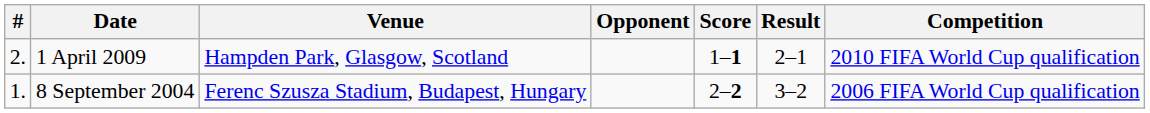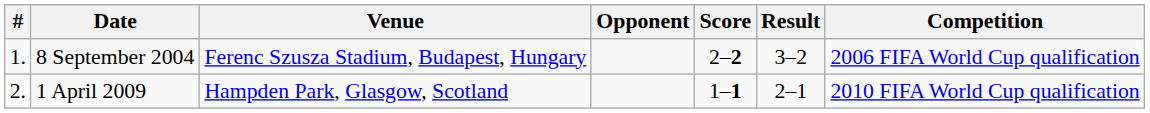rows swapped: (115, 90) <-> (91, 56)
